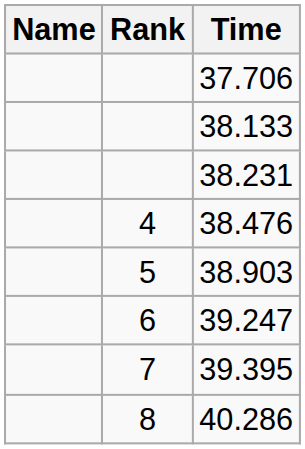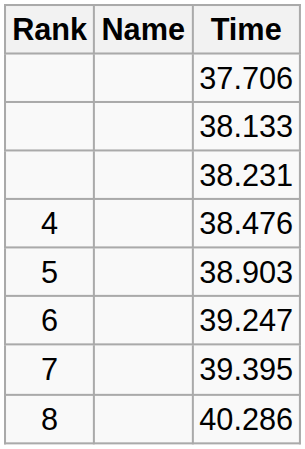columns swapped: (147, 30) <-> (54, 30)
